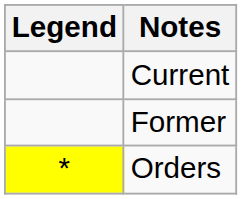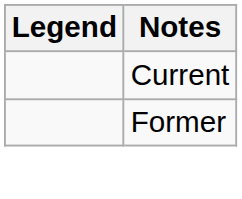- row: (176, 168)
